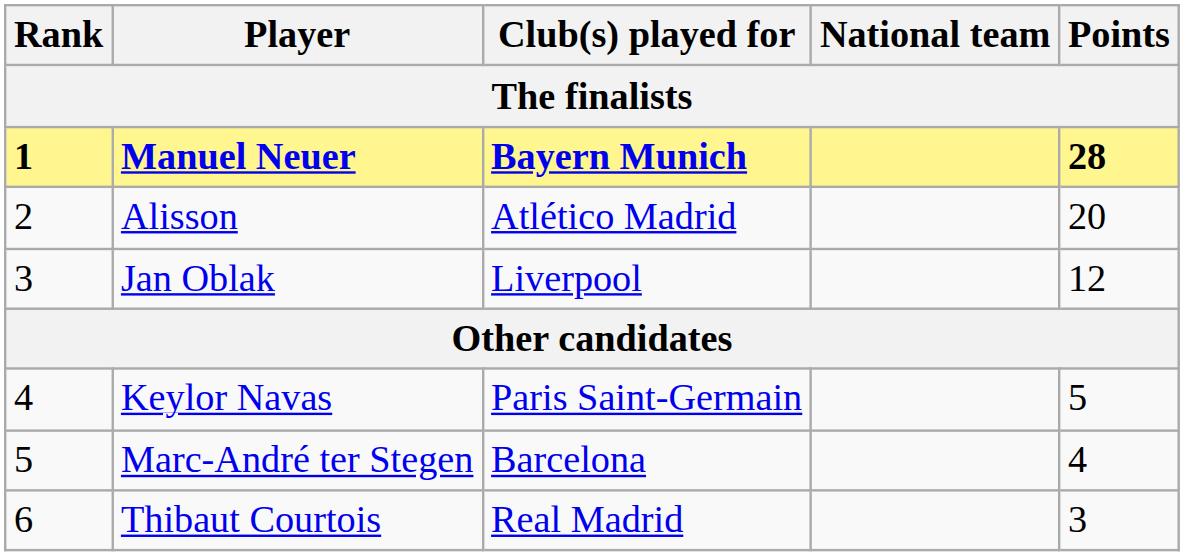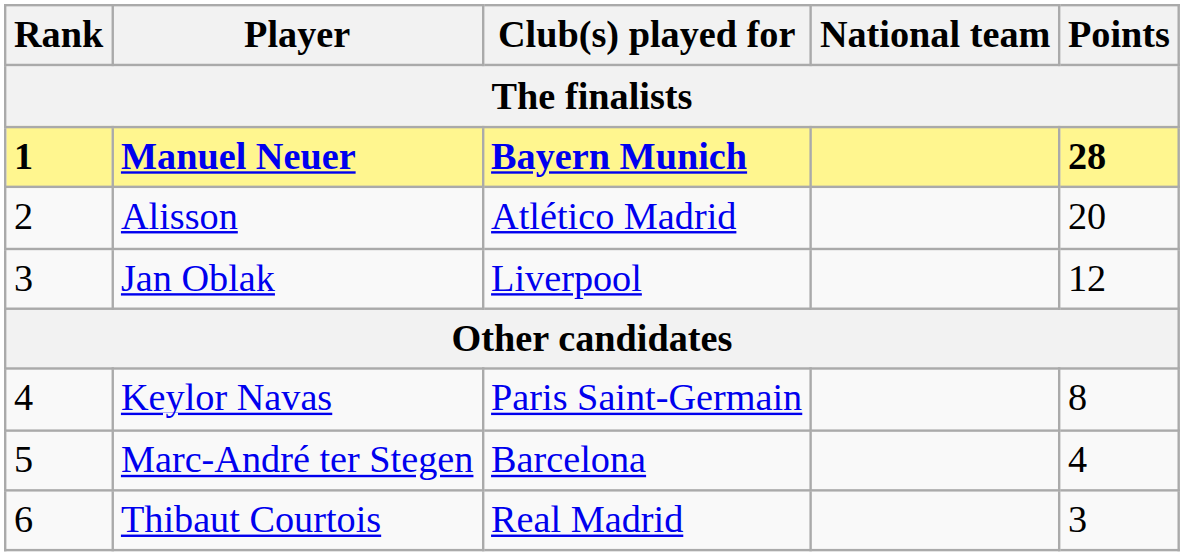(1078, 398) 5 -> (1078, 398) 8
